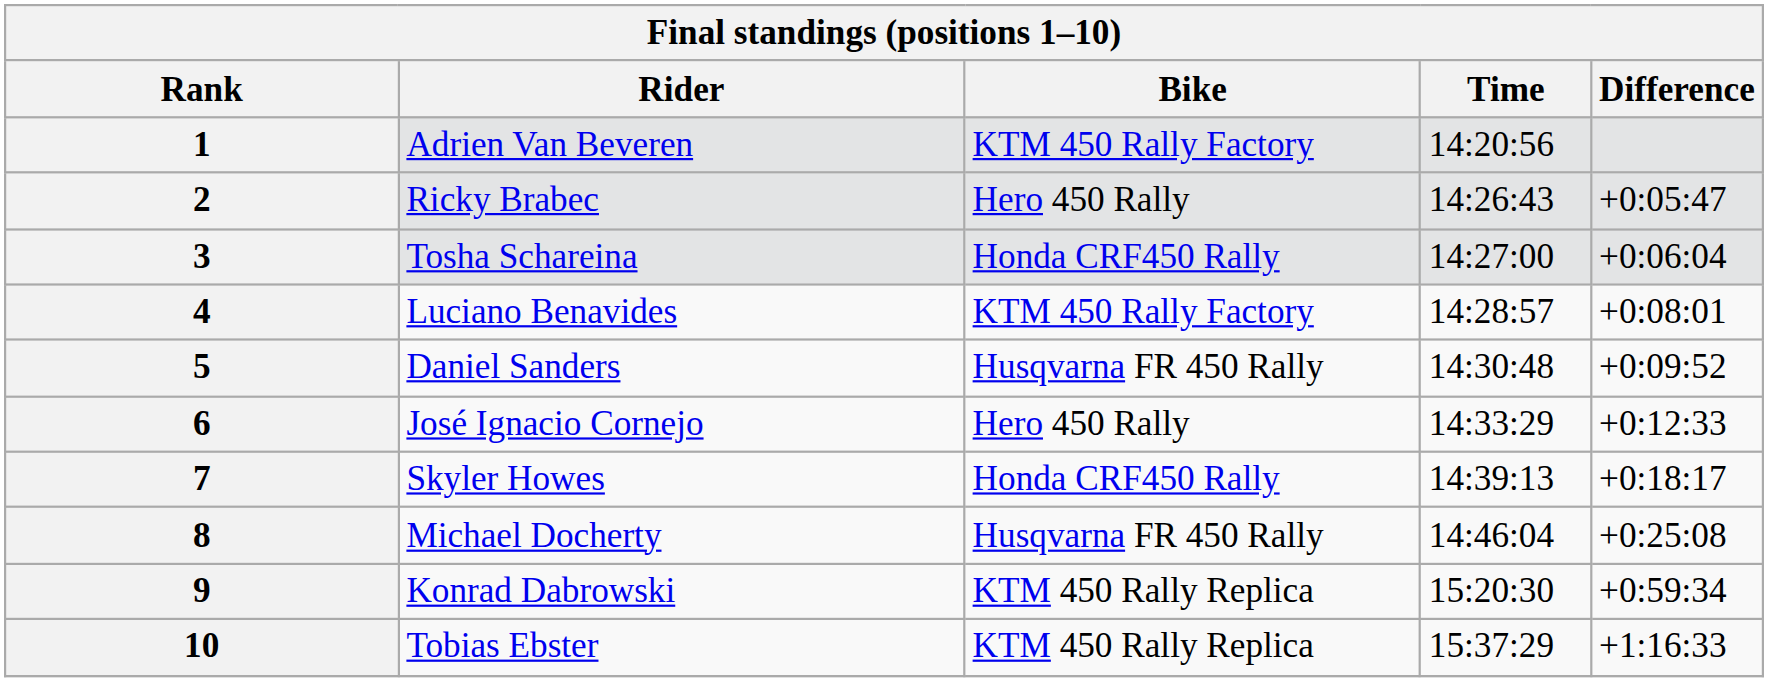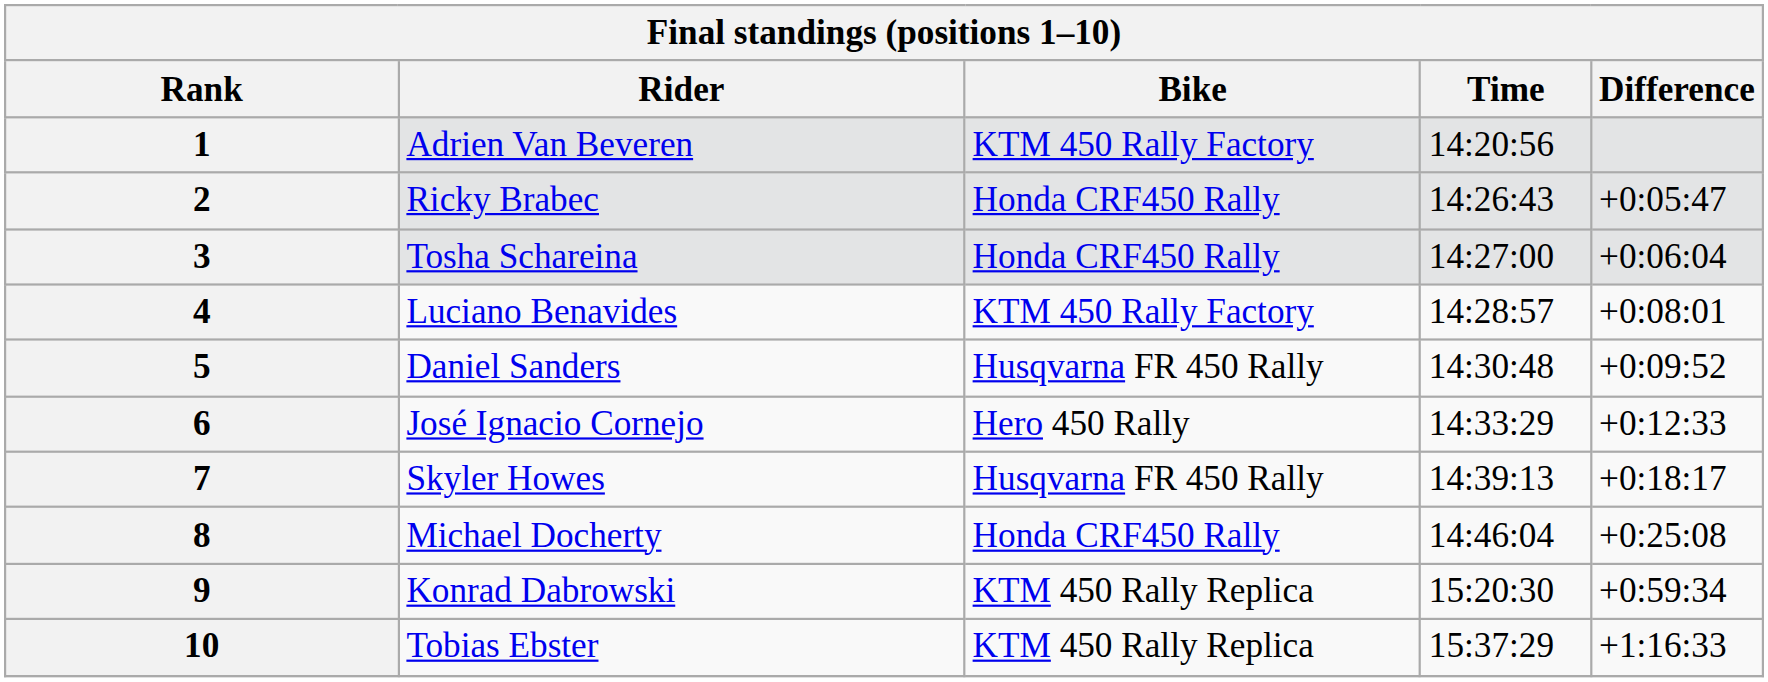(1081, 199) Hero 450 Rally -> (1126, 199) Honda CRF450 Rally
(1126, 479) Honda CRF450 Rally -> (1148, 479) Husqvarna FR 450 Rally
(1148, 534) Husqvarna FR 450 Rally -> (1126, 534) Honda CRF450 Rally
